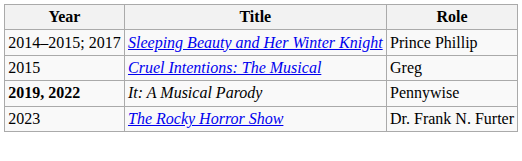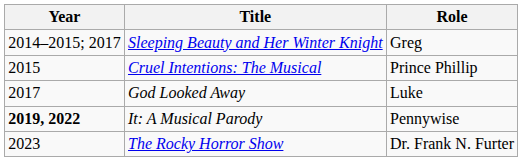(434, 42) Prince Phillip -> (406, 42) Greg
(406, 67) Greg -> (434, 67) Prince Phillip
+ row: (187, 93)
